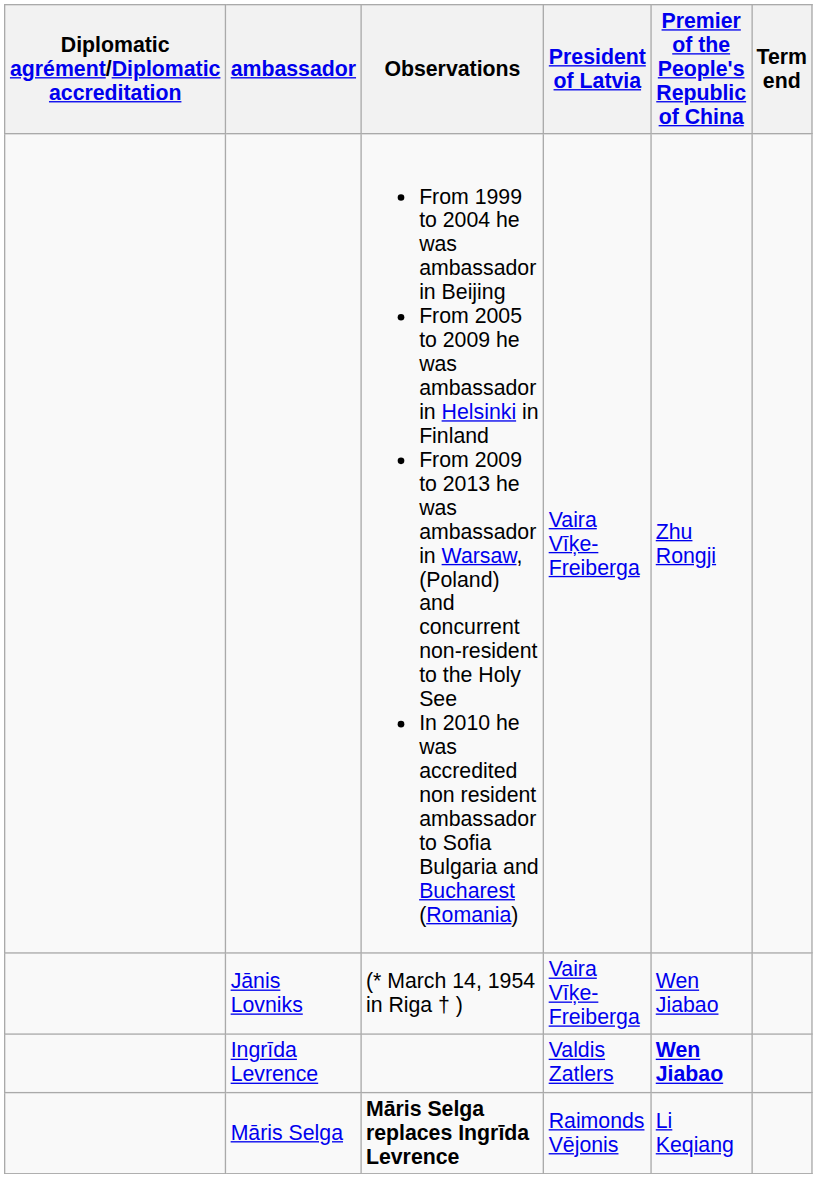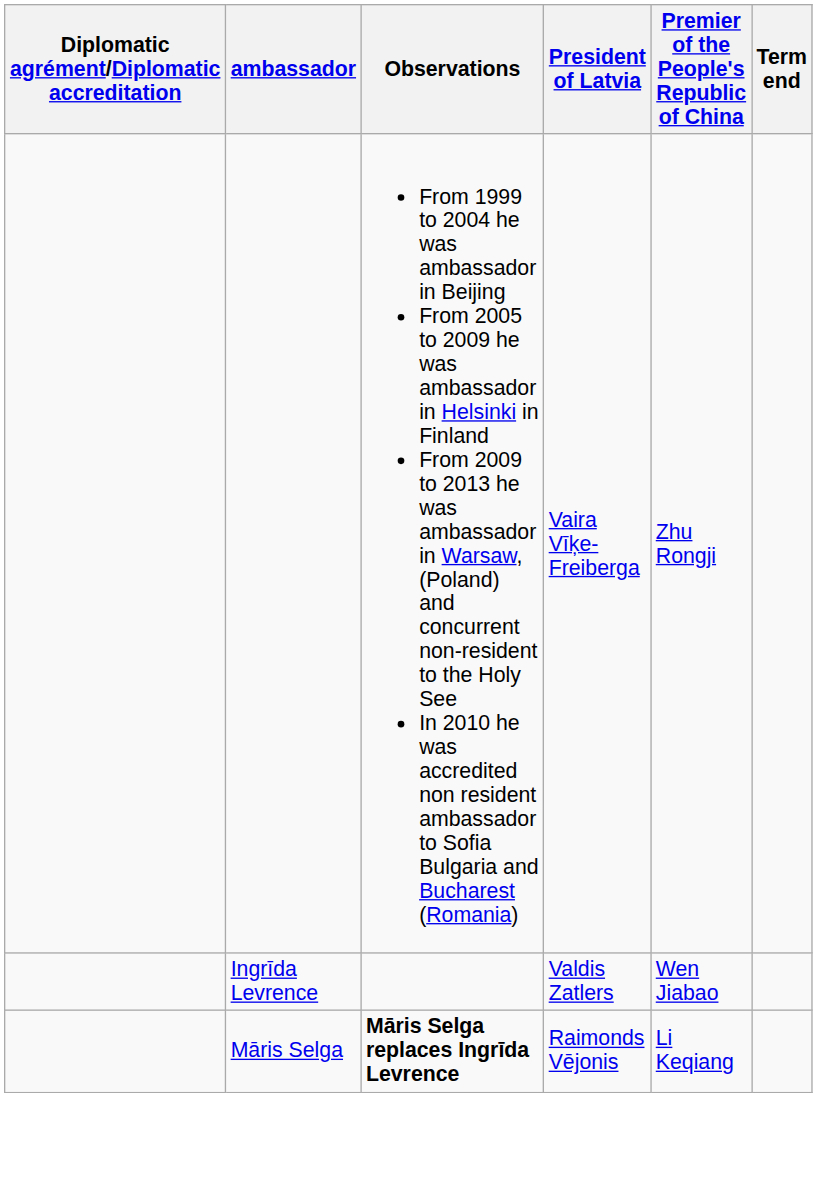- row: (267, 993)
(689, 1062) bold -> (687, 981) normal
